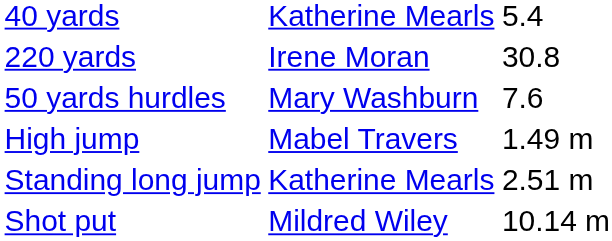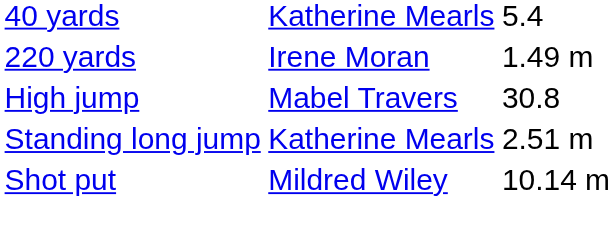(531, 57) 30.8 -> (548, 57) 1.49 m
- row: (115, 98)
(548, 139) 1.49 m -> (531, 98) 30.8
